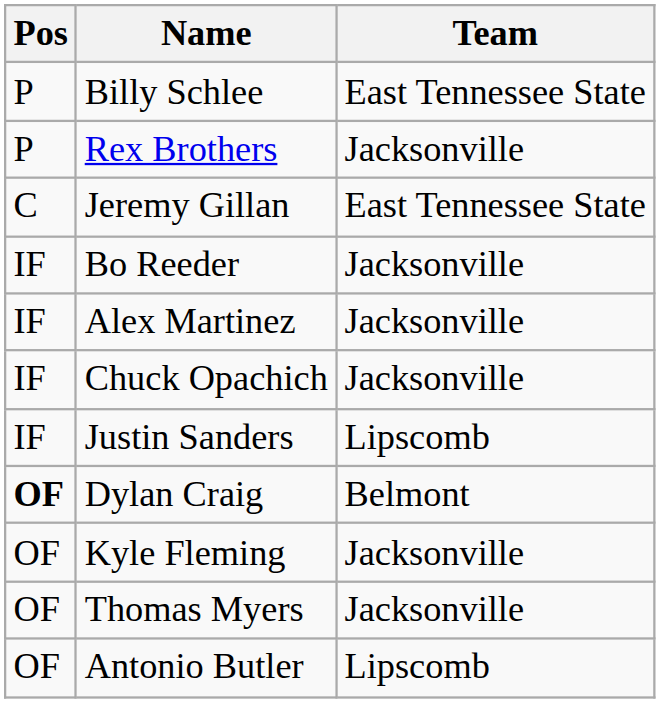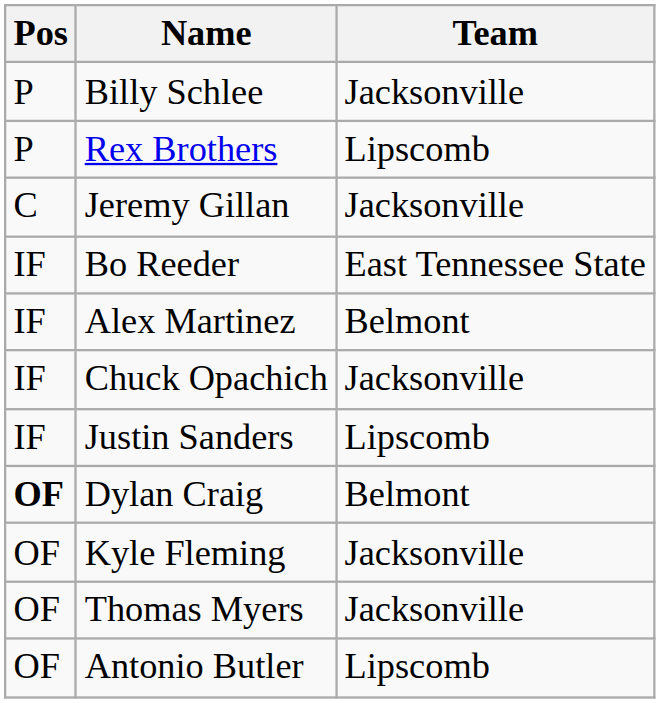(495, 90) East Tennessee State -> (434, 90) Jacksonville
(434, 148) Jacksonville -> (417, 148) Lipscomb
(495, 206) East Tennessee State -> (434, 206) Jacksonville
(434, 263) Jacksonville -> (495, 263) East Tennessee State
(434, 321) Jacksonville -> (407, 321) Belmont
